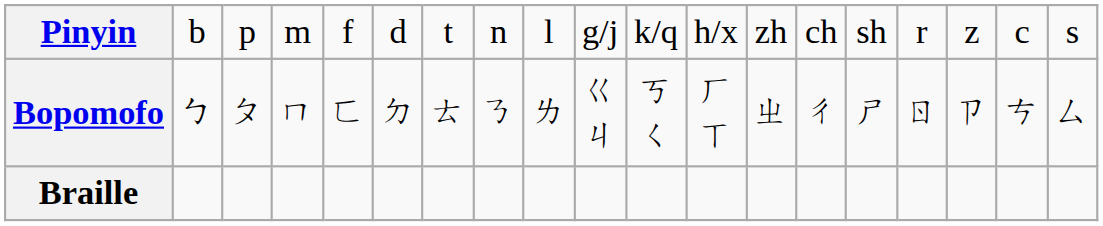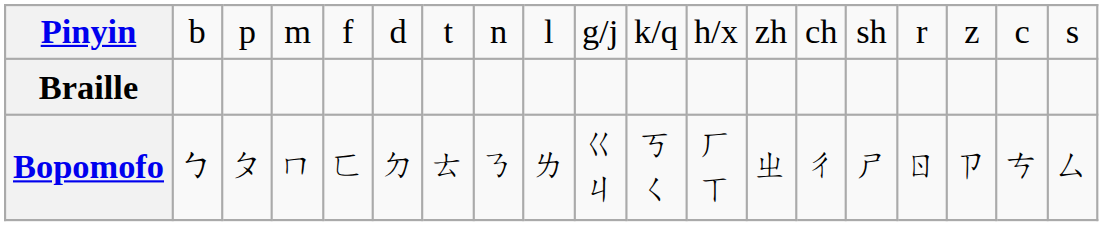rows swapped: (89, 112) <-> (88, 192)
